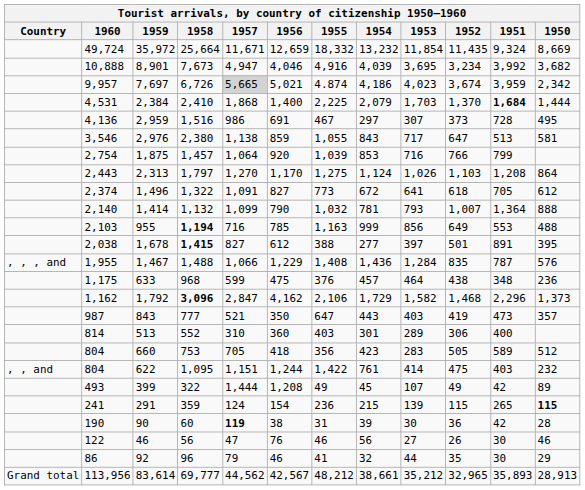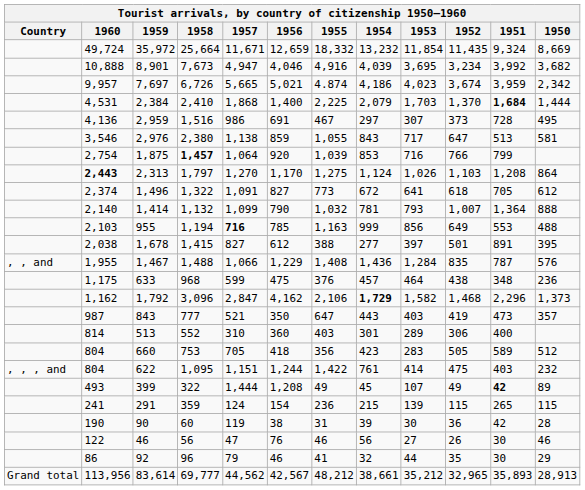(242, 85) lightgrey background -> (242, 85) no background
(197, 156) normal -> (197, 156) bold
(101, 173) normal -> (101, 173) bold
(197, 227) bold -> (197, 227) normal
(235, 227) normal -> (235, 227) bold
(197, 245) bold -> (197, 245) normal
(37, 262) , , , and -> (30, 262) , , and
(197, 298) bold -> (197, 298) normal
(375, 298) normal -> (375, 298) bold
(30, 369) , , and -> (37, 369) , , , and
(500, 387) normal -> (500, 387) bold
(547, 405) bold -> (547, 405) normal
(235, 423) bold -> (235, 423) normal
